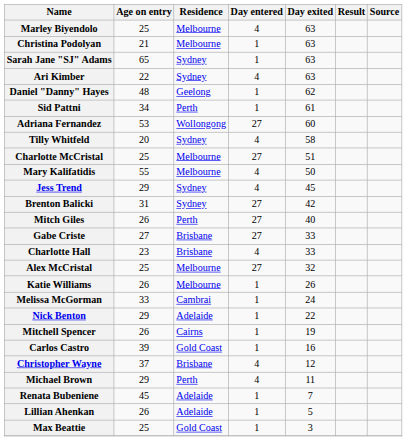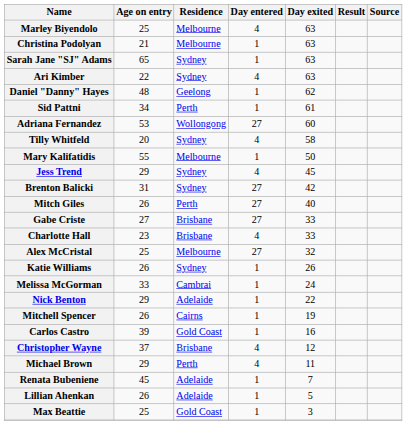- row: (59, 156)
(257, 172) 4 -> (257, 156) 1
(198, 284) Melbourne -> (191, 268) Sydney
